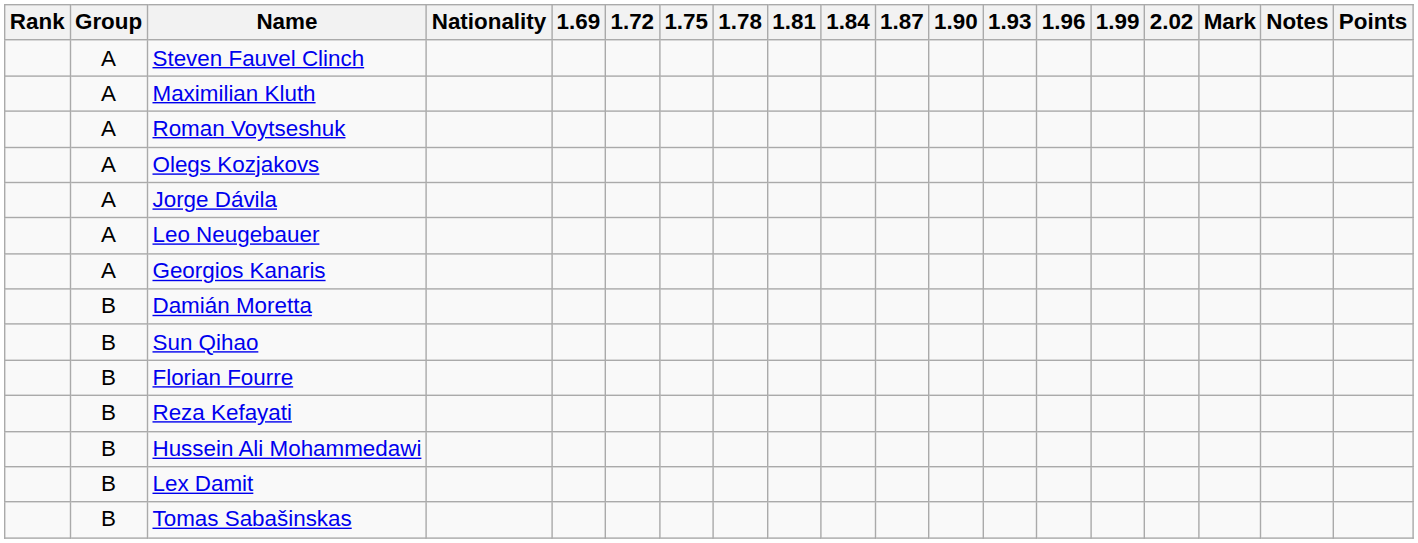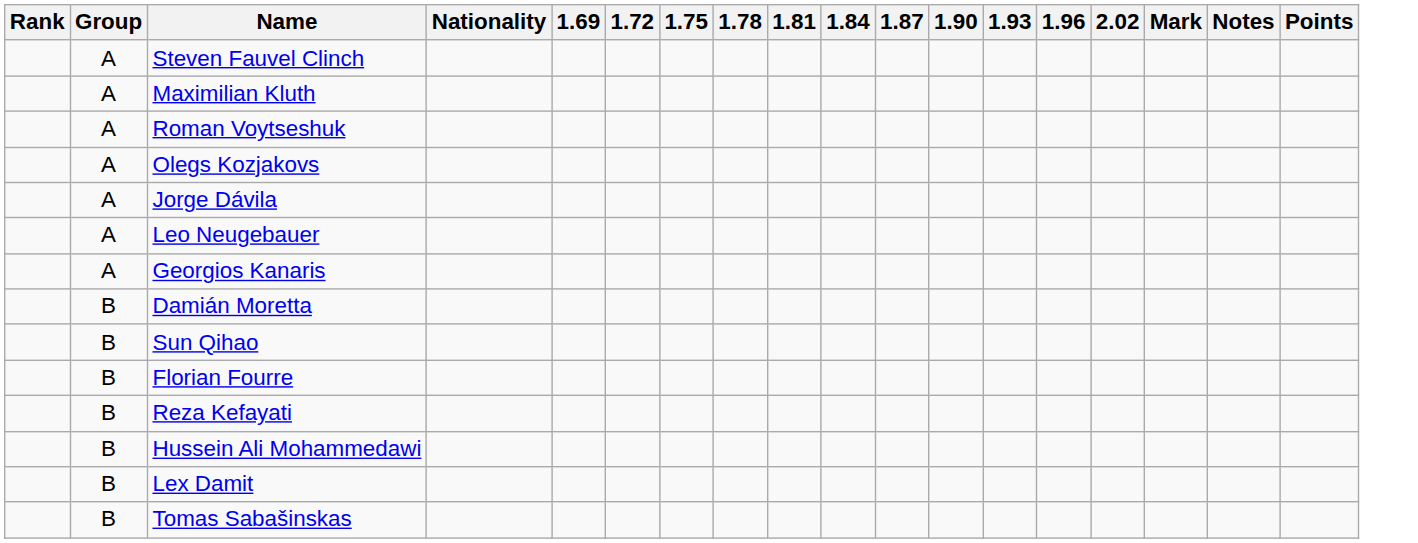- column: (1118, 22)
